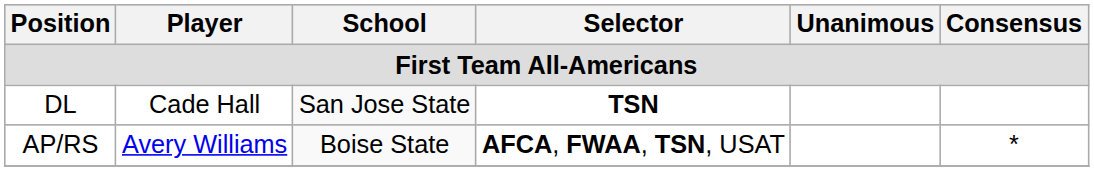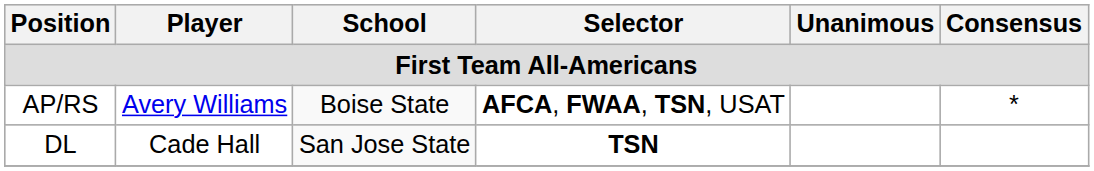rows swapped: (60, 104) <-> (60, 144)
